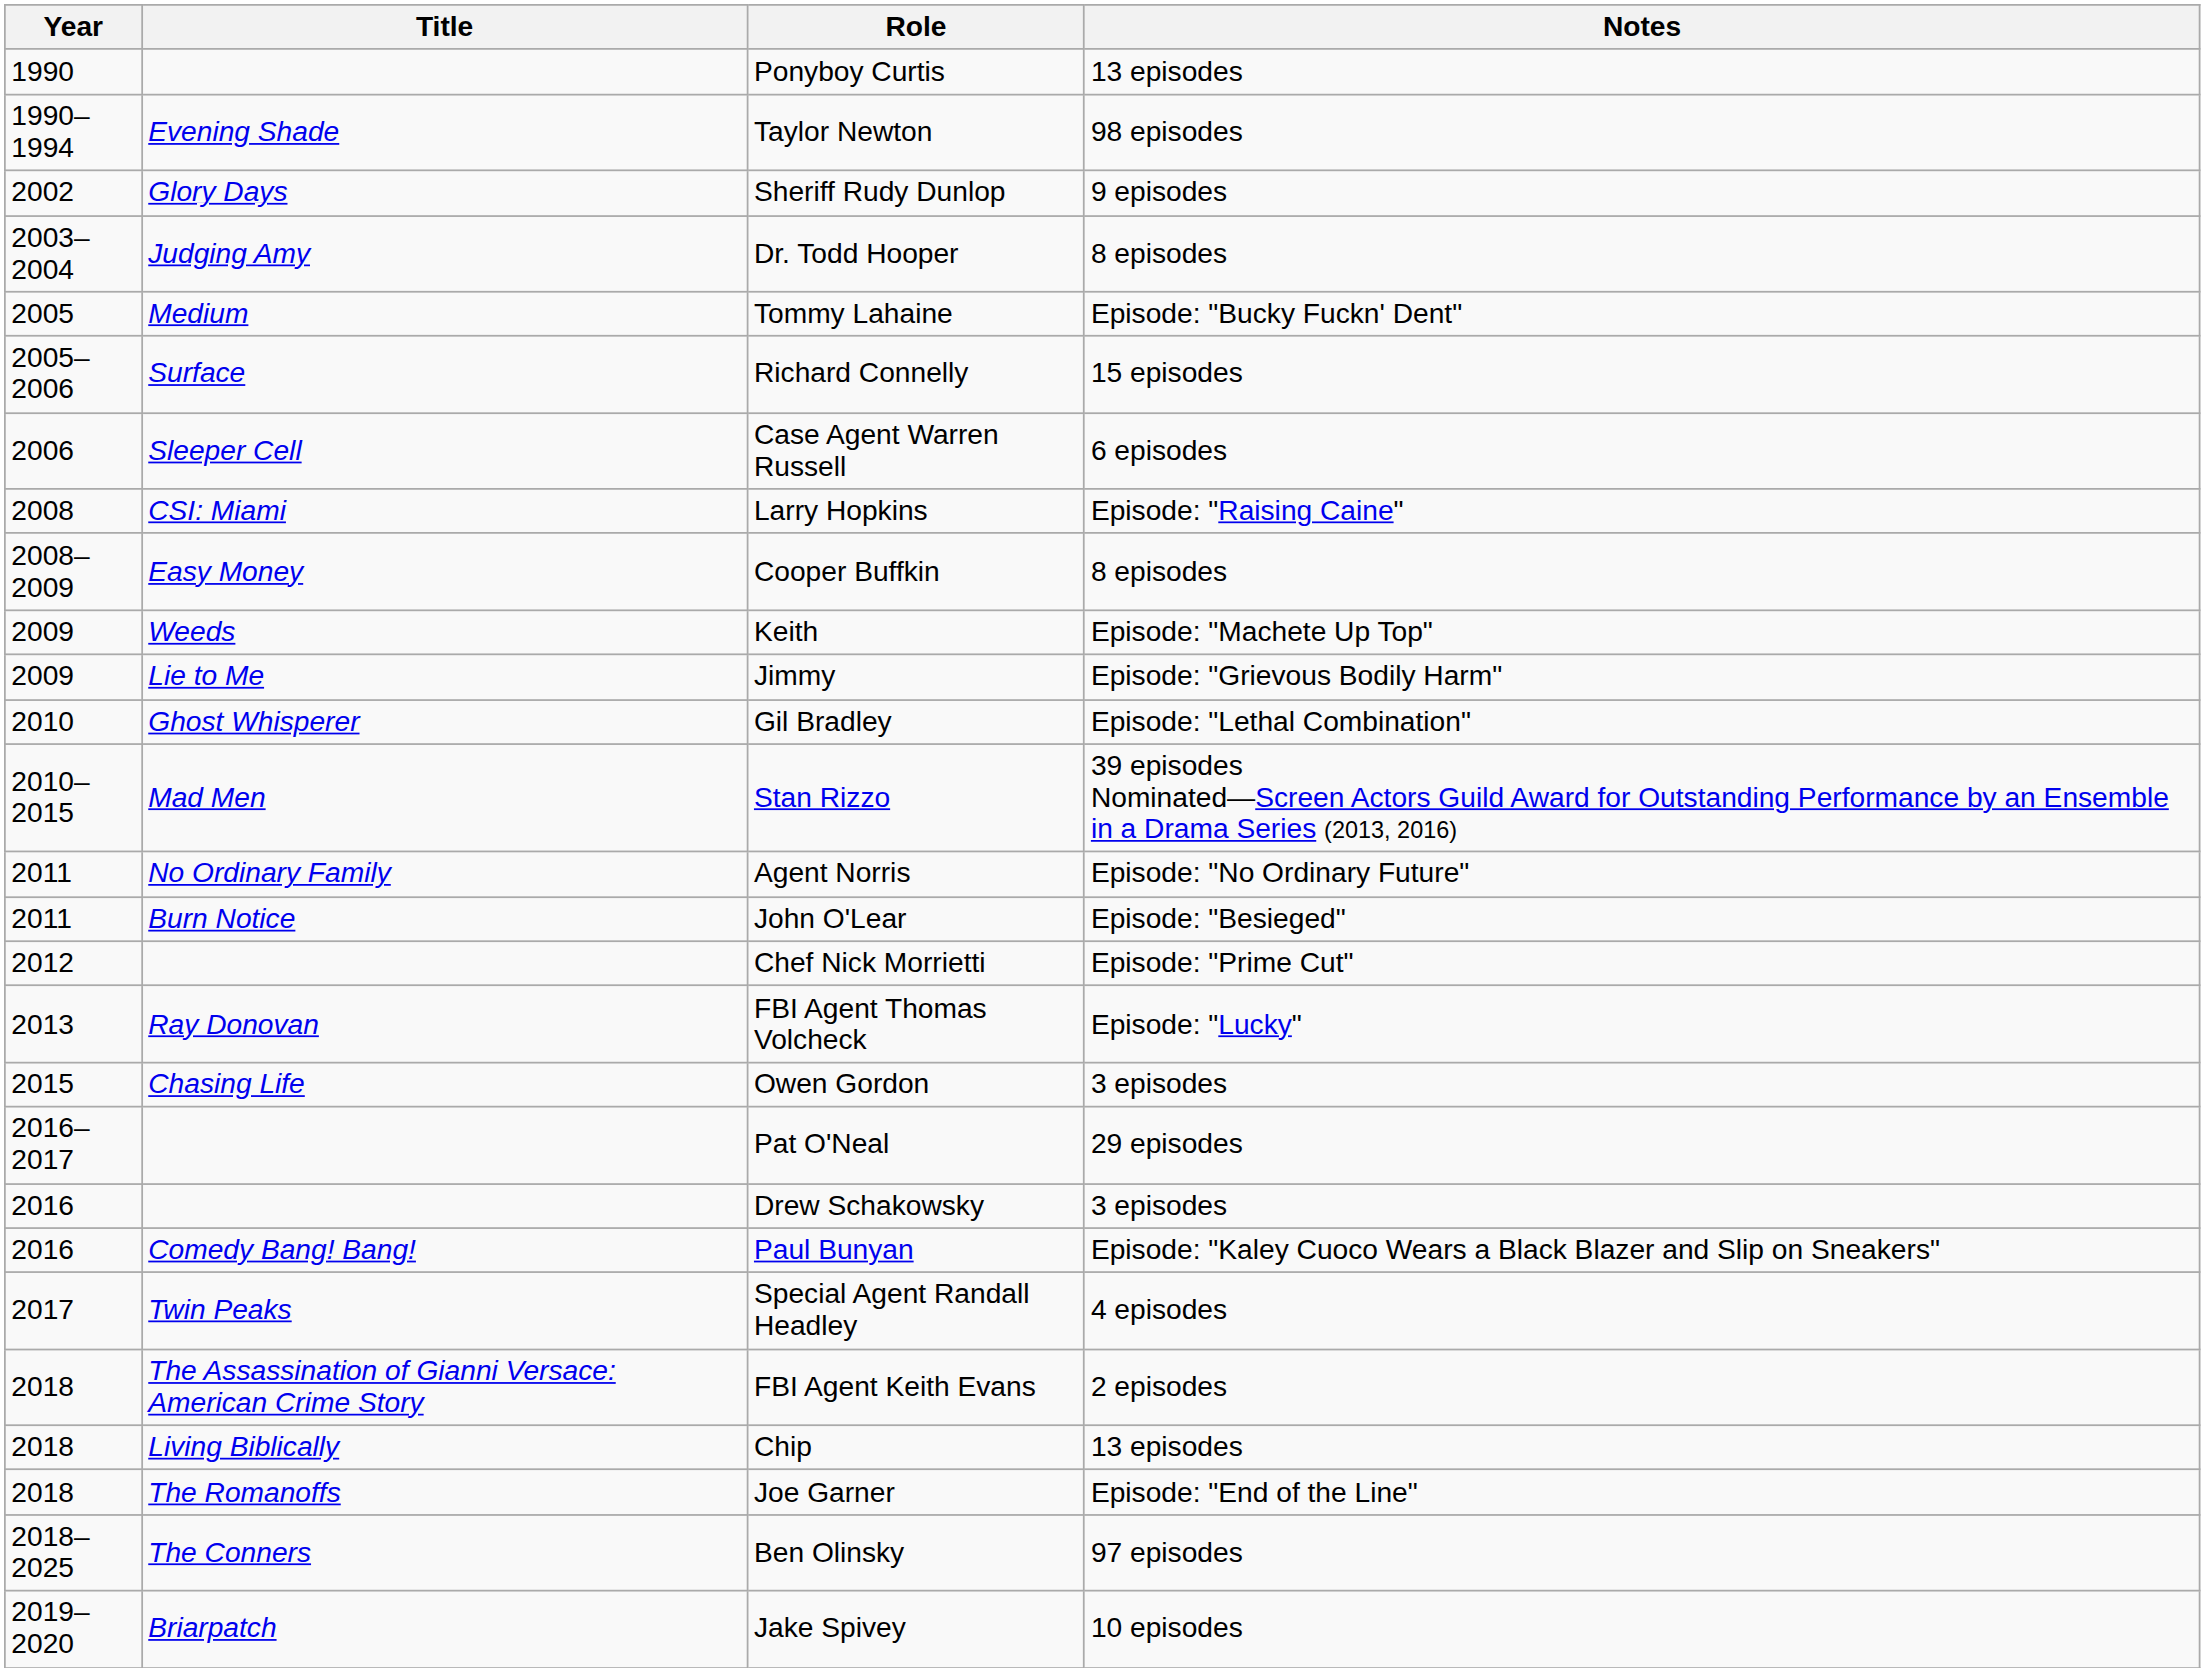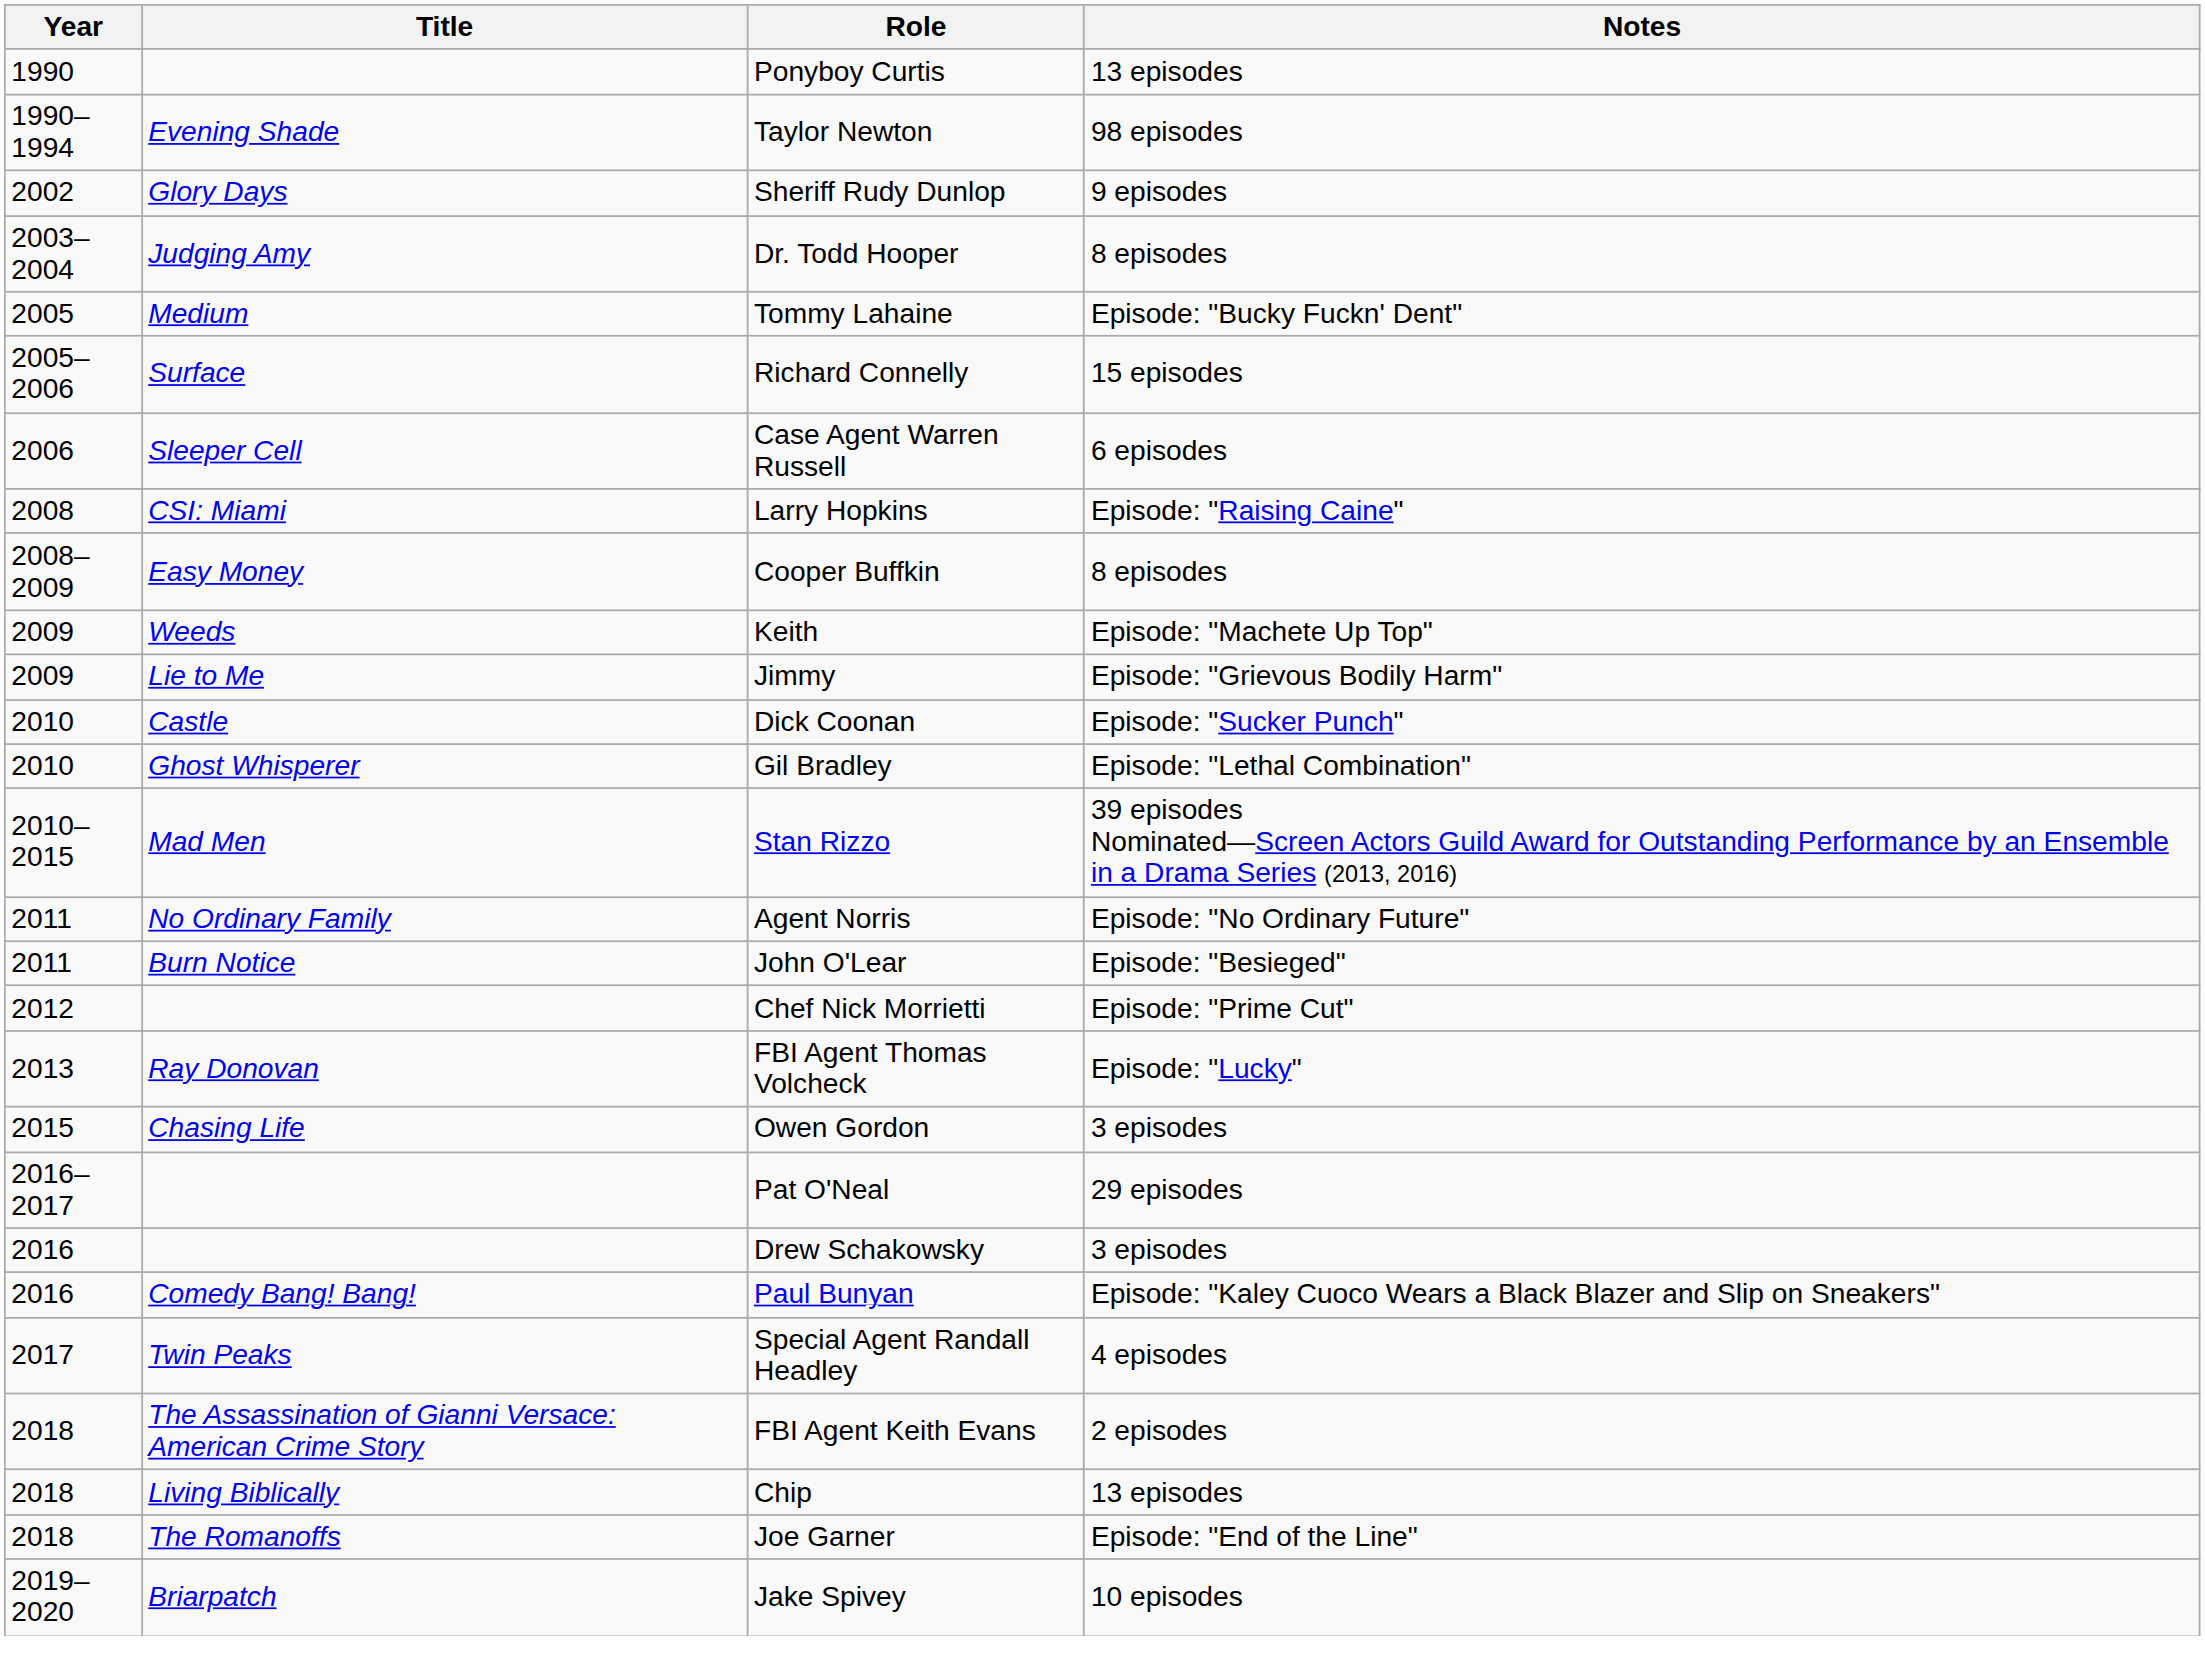+ row: (835, 721)
- row: (829, 1552)
